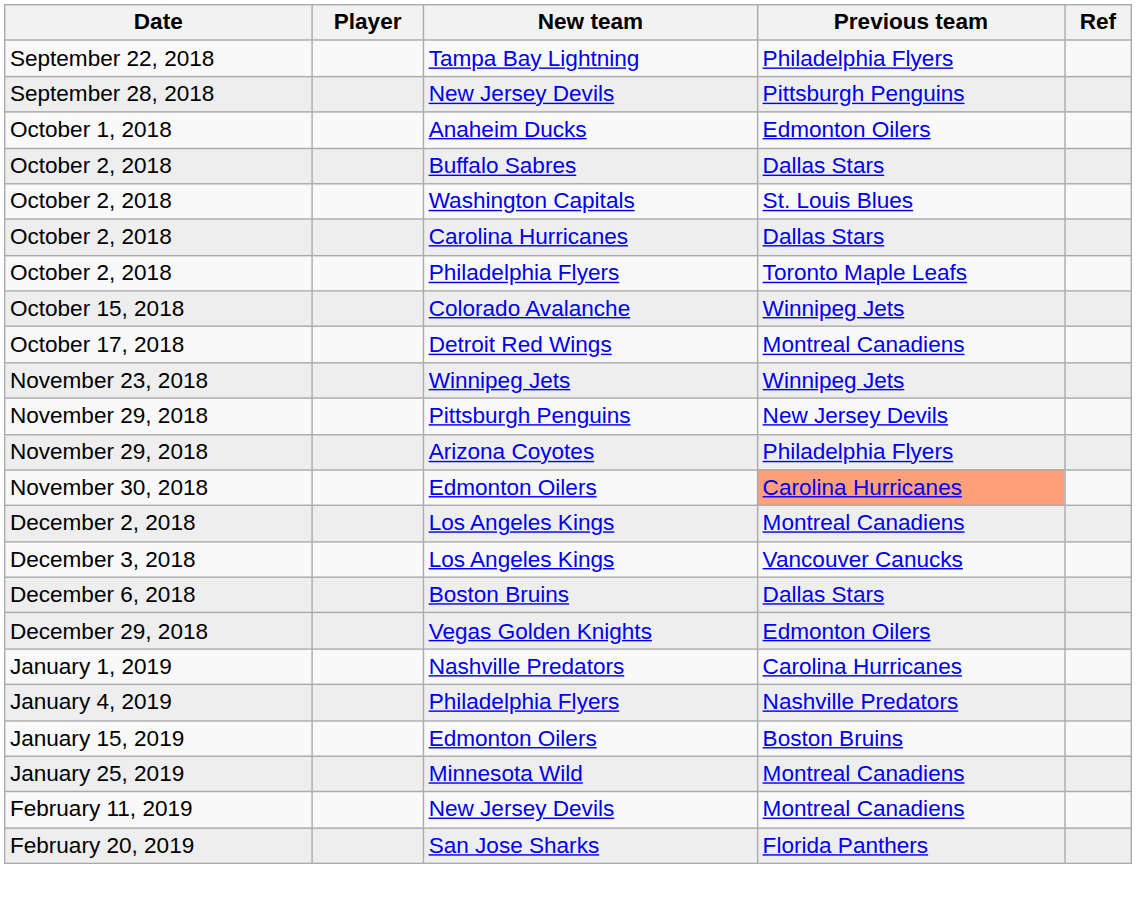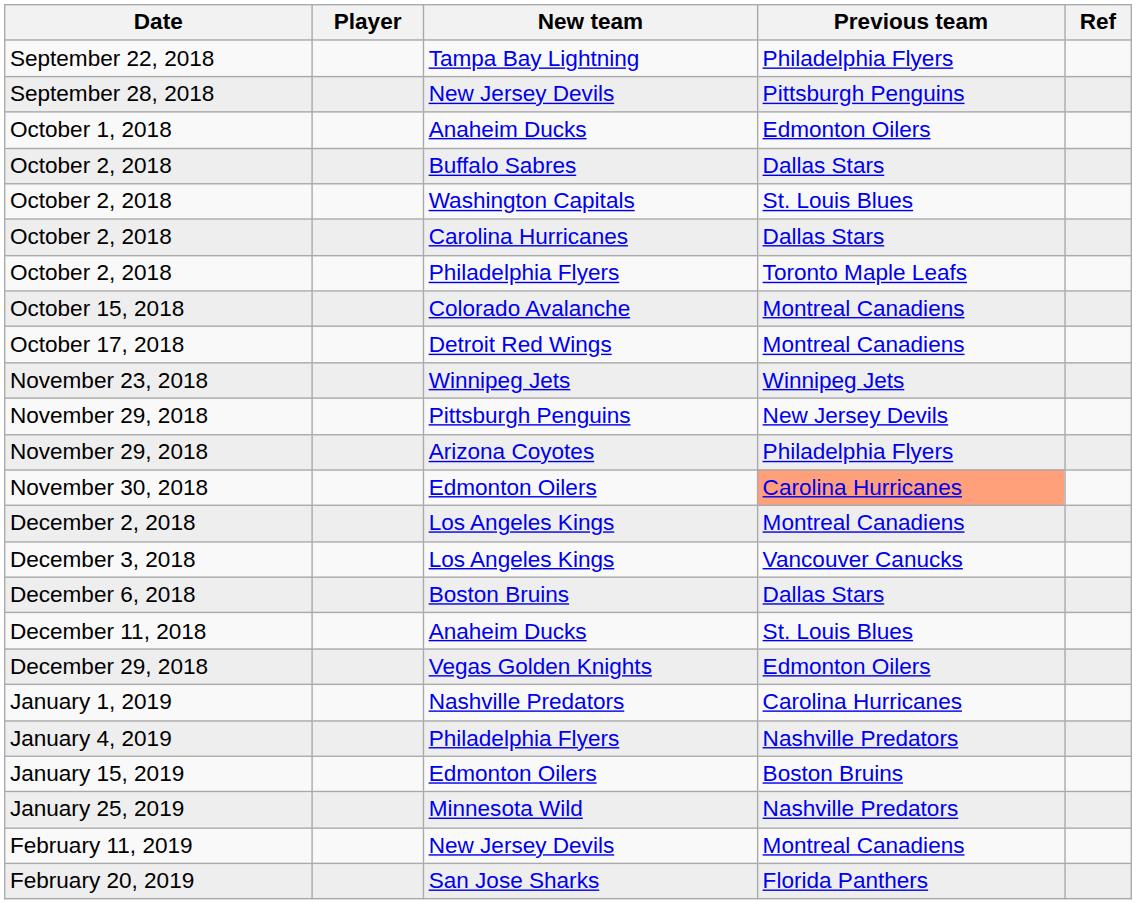(833, 308) Winnipeg Jets -> (864, 308) Montreal Canadiens
+ row: (108, 630)
(864, 773) Montreal Canadiens -> (860, 809) Nashville Predators
